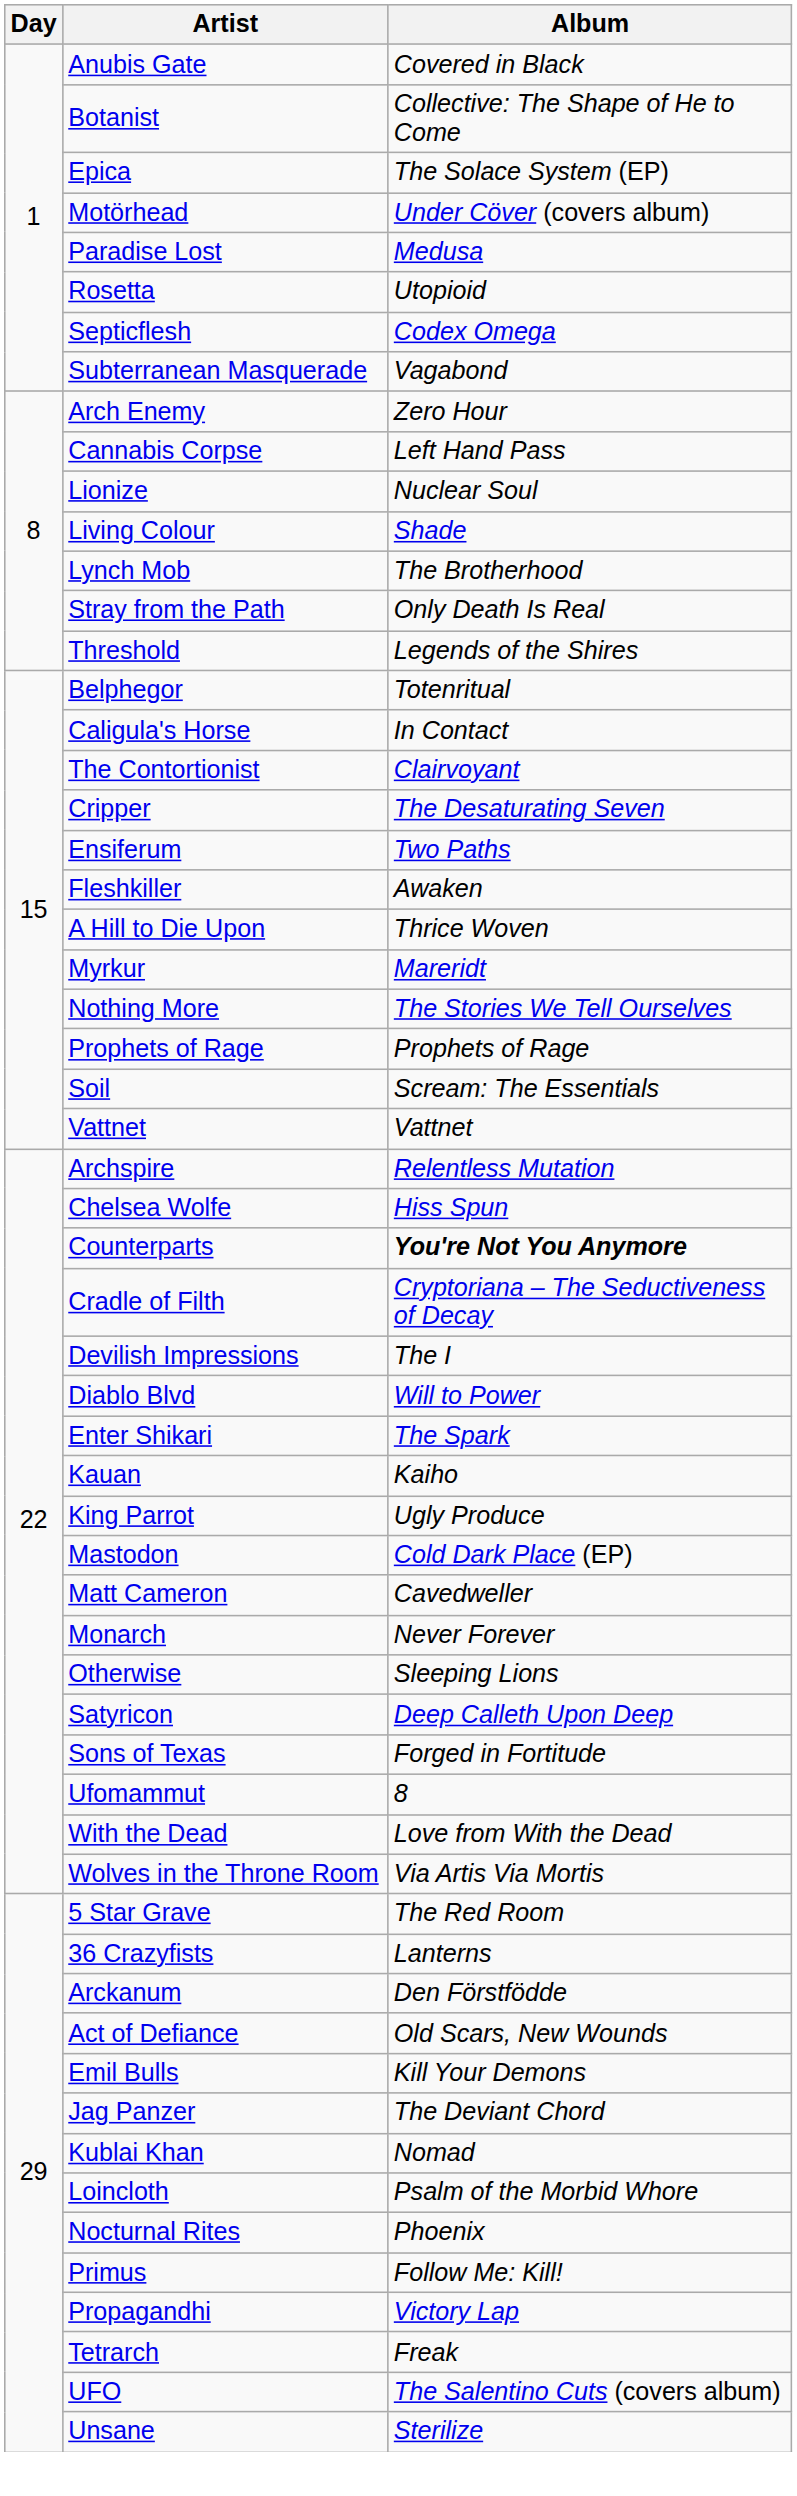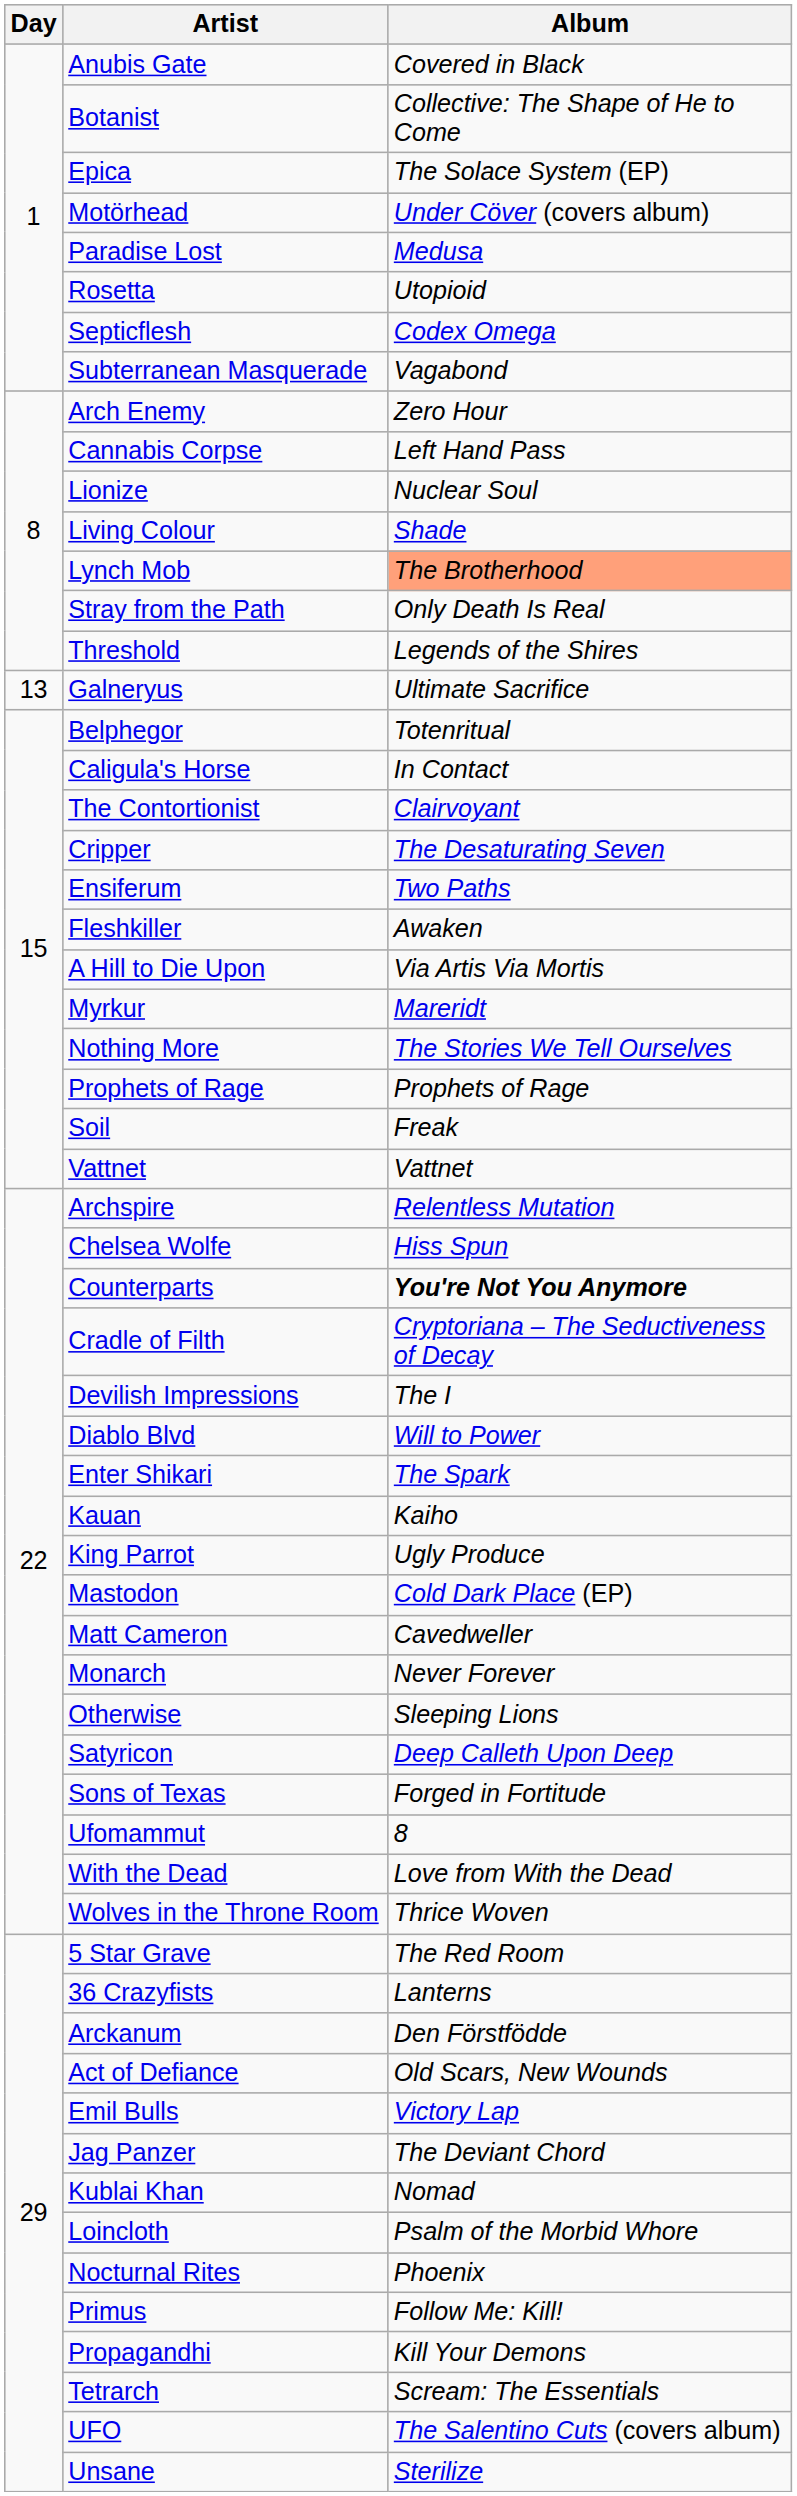(488, 570) no background -> (488, 570) lightsalmon background
+ row: (125, 690)
(471, 929) Thrice Woven -> (499, 968) Via Artis Via Mortis
(526, 1088) Scream: The Essentials -> (426, 1128) Freak
(499, 1873) Via Artis Via Mortis -> (471, 1913) Thrice Woven
(490, 2072) Kill Your Demons -> (456, 2112) Victory Lap
(456, 2311) Victory Lap -> (490, 2351) Kill Your Demons
(426, 2351) Freak -> (526, 2391) Scream: The Essentials
